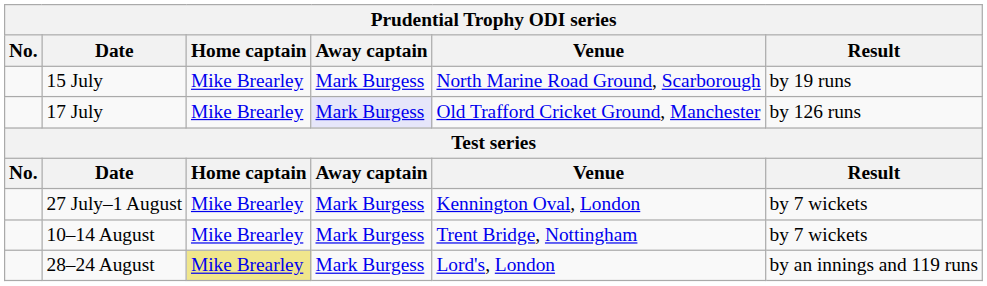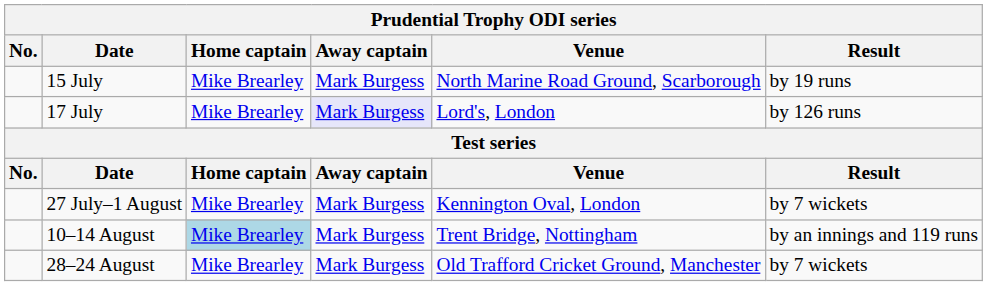(598, 111) Old Trafford Cricket Ground, Manchester -> (496, 111) Lord's, London
(247, 234) no background -> (247, 234) lightblue background
(819, 234) by 7 wickets -> (874, 234) by an innings and 119 runs
(247, 265) khaki background -> (247, 265) no background
(496, 265) Lord's, London -> (598, 265) Old Trafford Cricket Ground, Manchester
(874, 265) by an innings and 119 runs -> (819, 265) by 7 wickets
